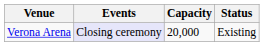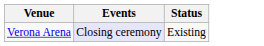- column: (189, 13)
